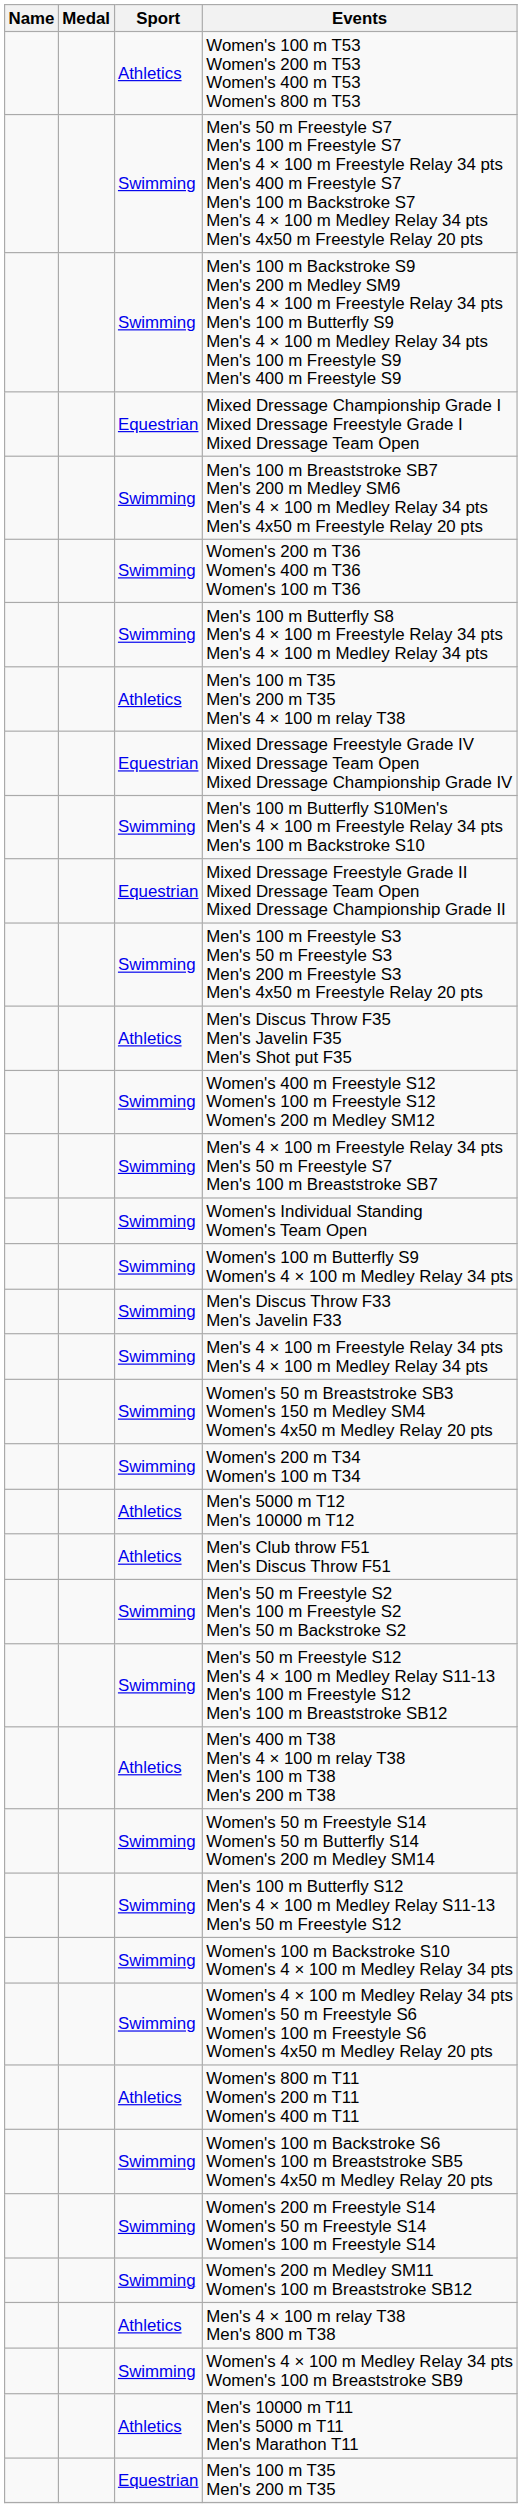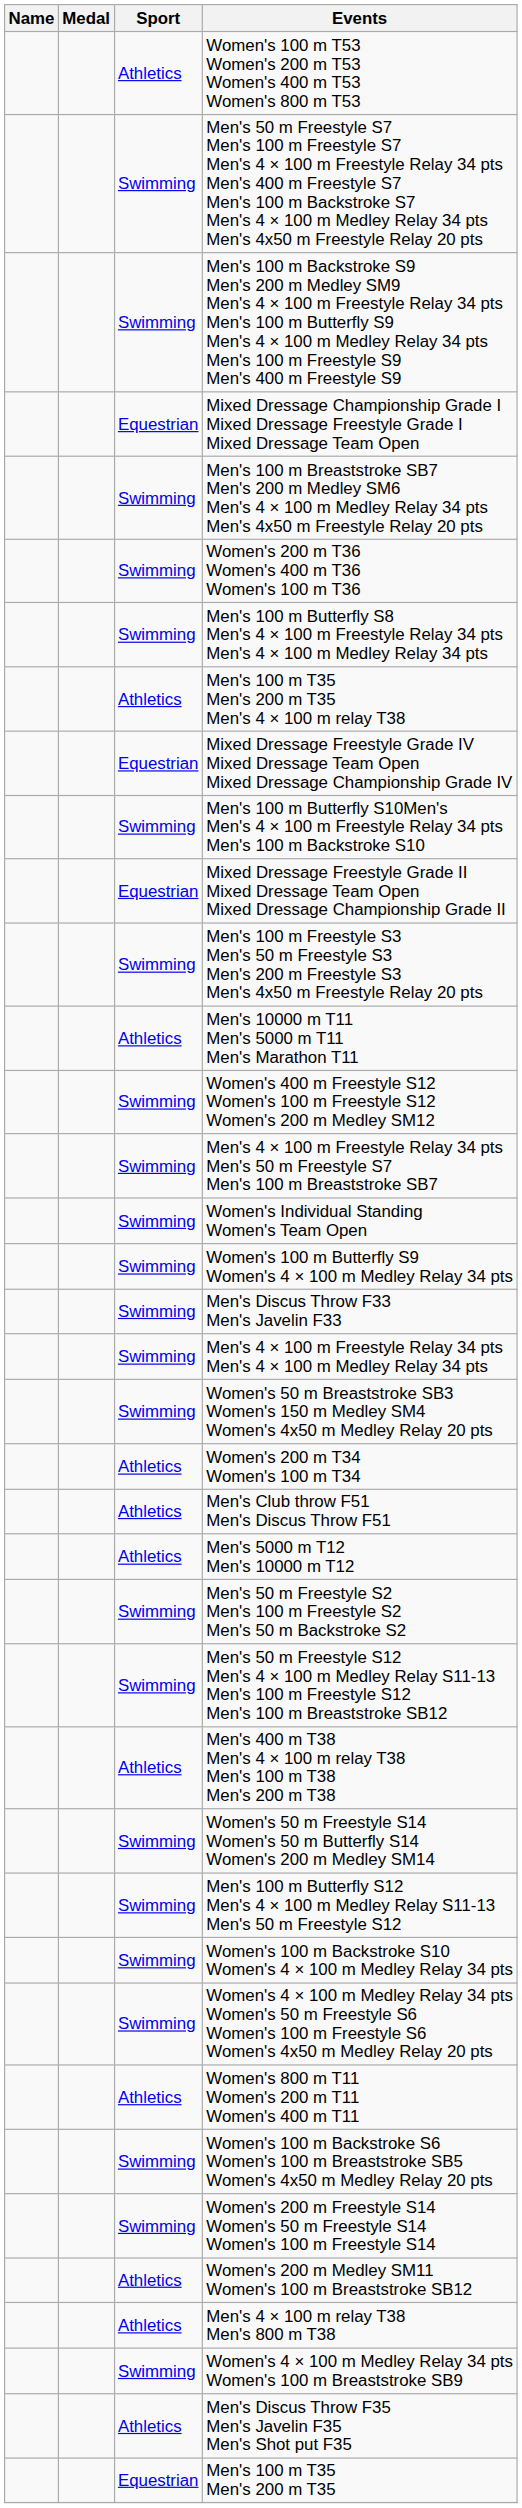rows swapped: (283, 2426) <-> (299, 1038)
(157, 1466) Swimming -> (150, 1466) Athletics
rows swapped: (299, 1557) <-> (280, 1512)
(157, 2280) Swimming -> (150, 2280) Athletics
